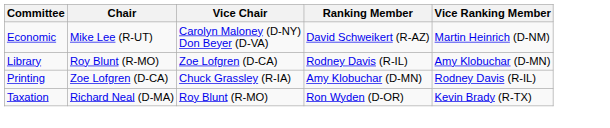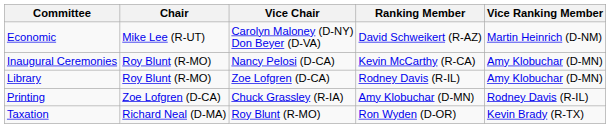+ row: (62, 61)
